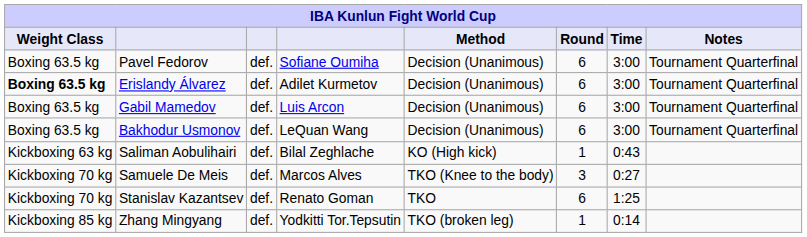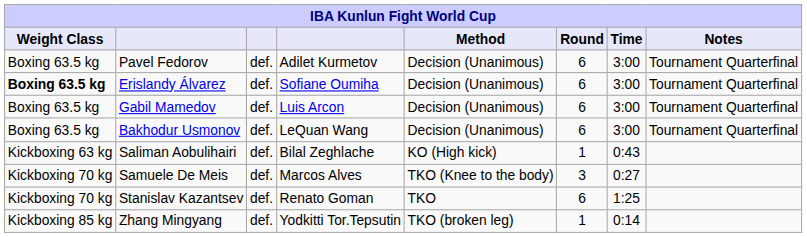(329, 61) Sofiane Oumiha -> (328, 61) Adilet Kurmetov
(328, 84) Adilet Kurmetov -> (329, 84) Sofiane Oumiha
